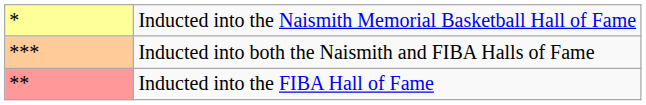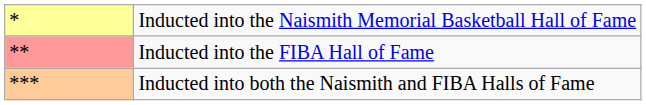rows swapped: (286, 83) <-> (366, 52)
